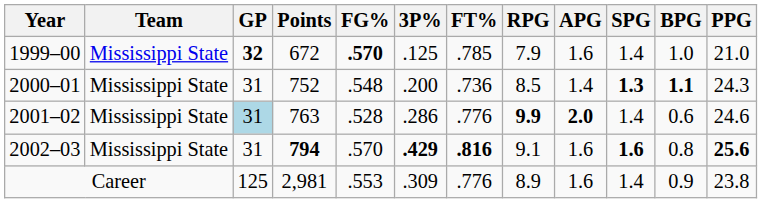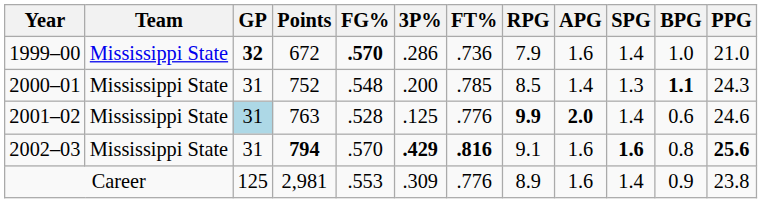(420, 52) .125 -> (420, 52) .286
(474, 52) .785 -> (474, 52) .736
(474, 85) .736 -> (474, 85) .785
(631, 85) bold -> (631, 85) normal
(420, 117) .286 -> (420, 117) .125
